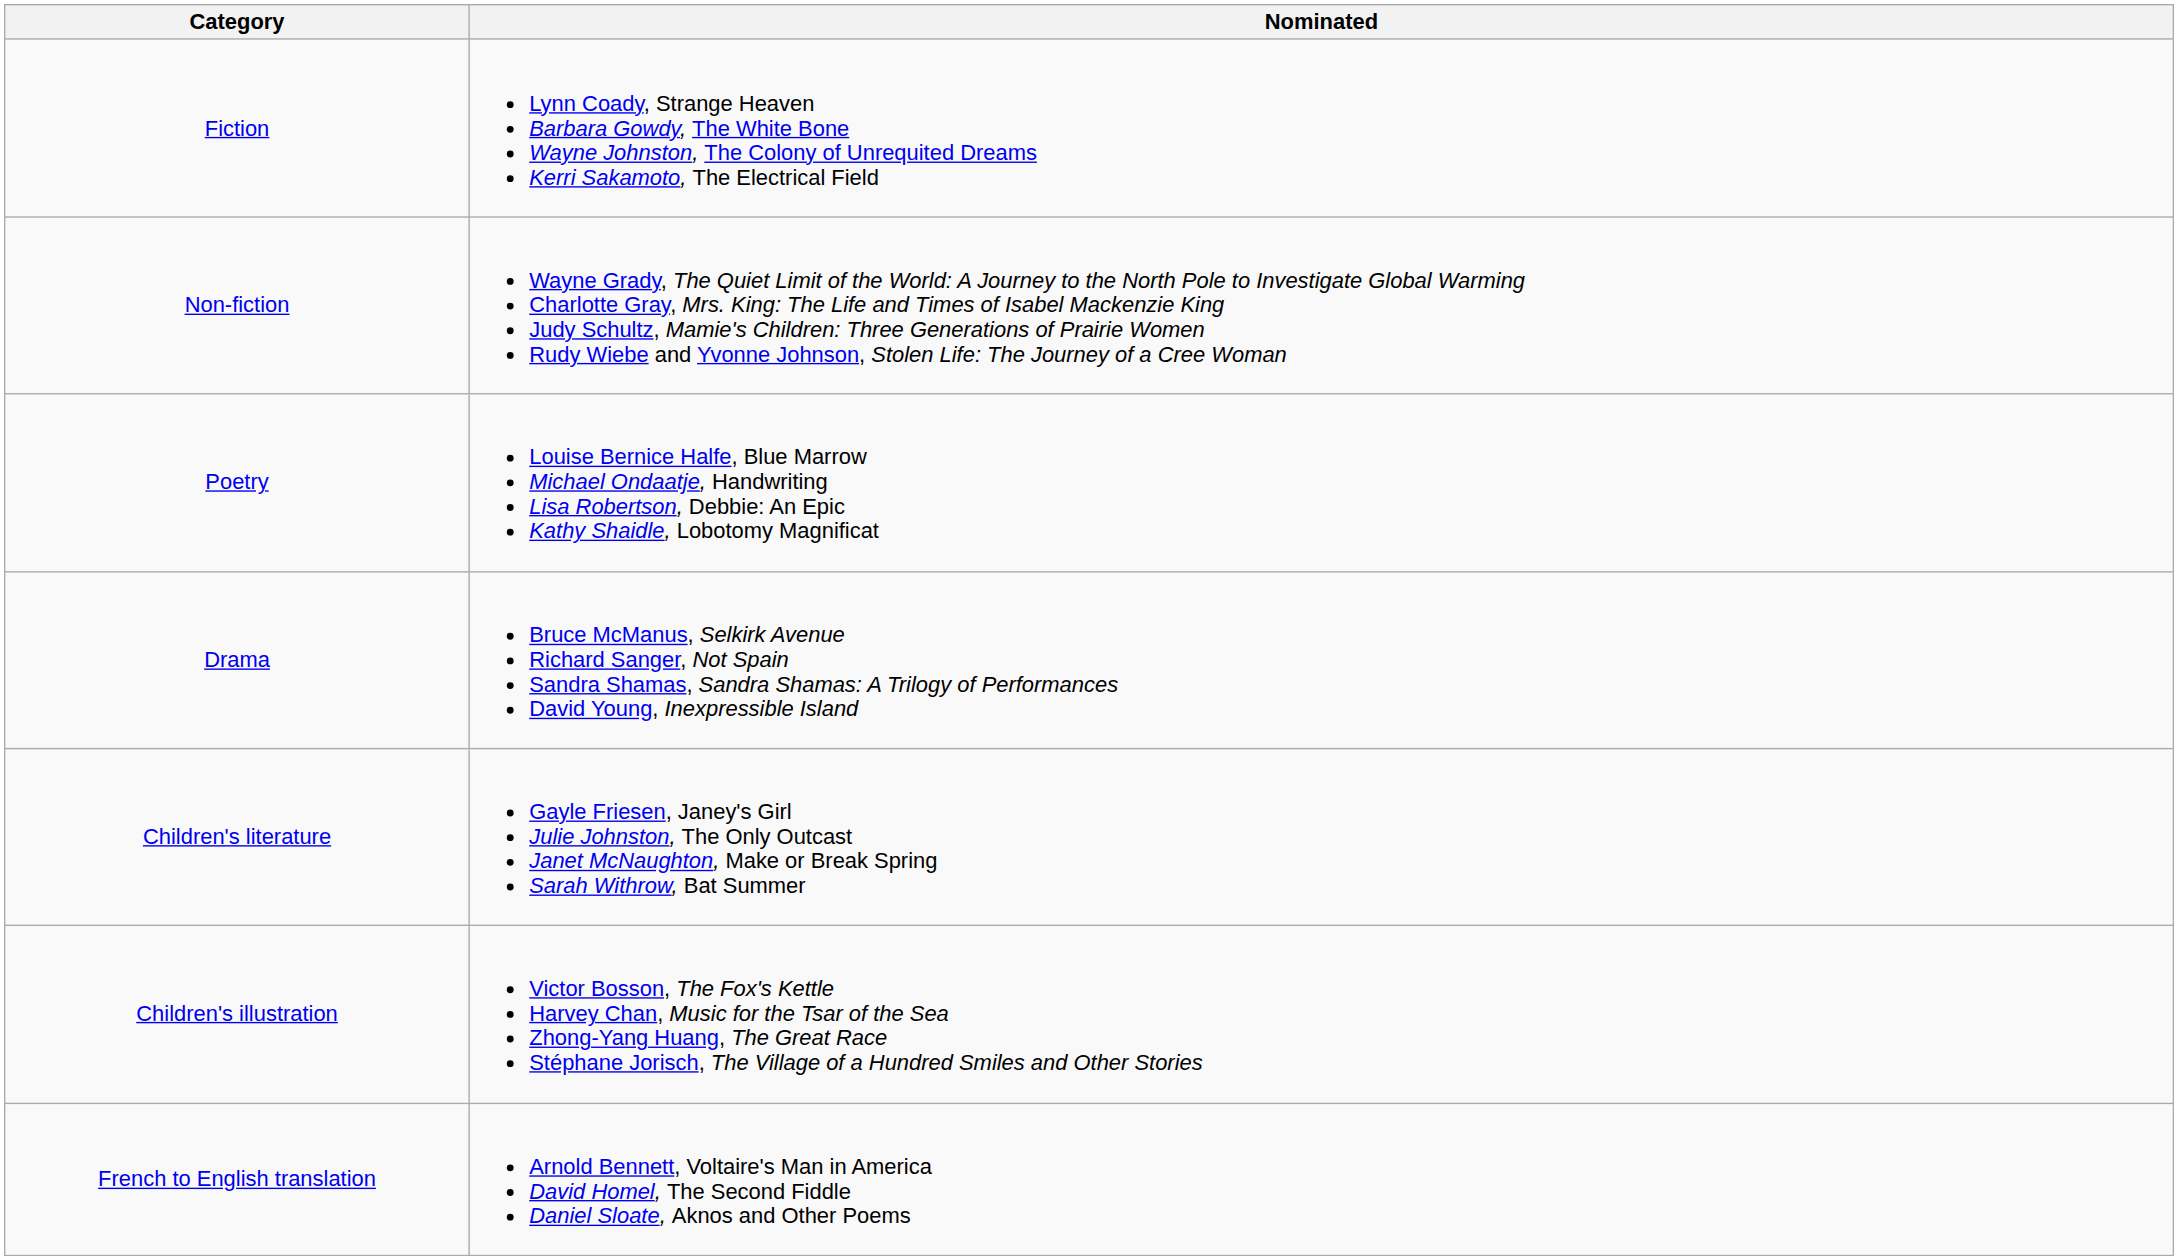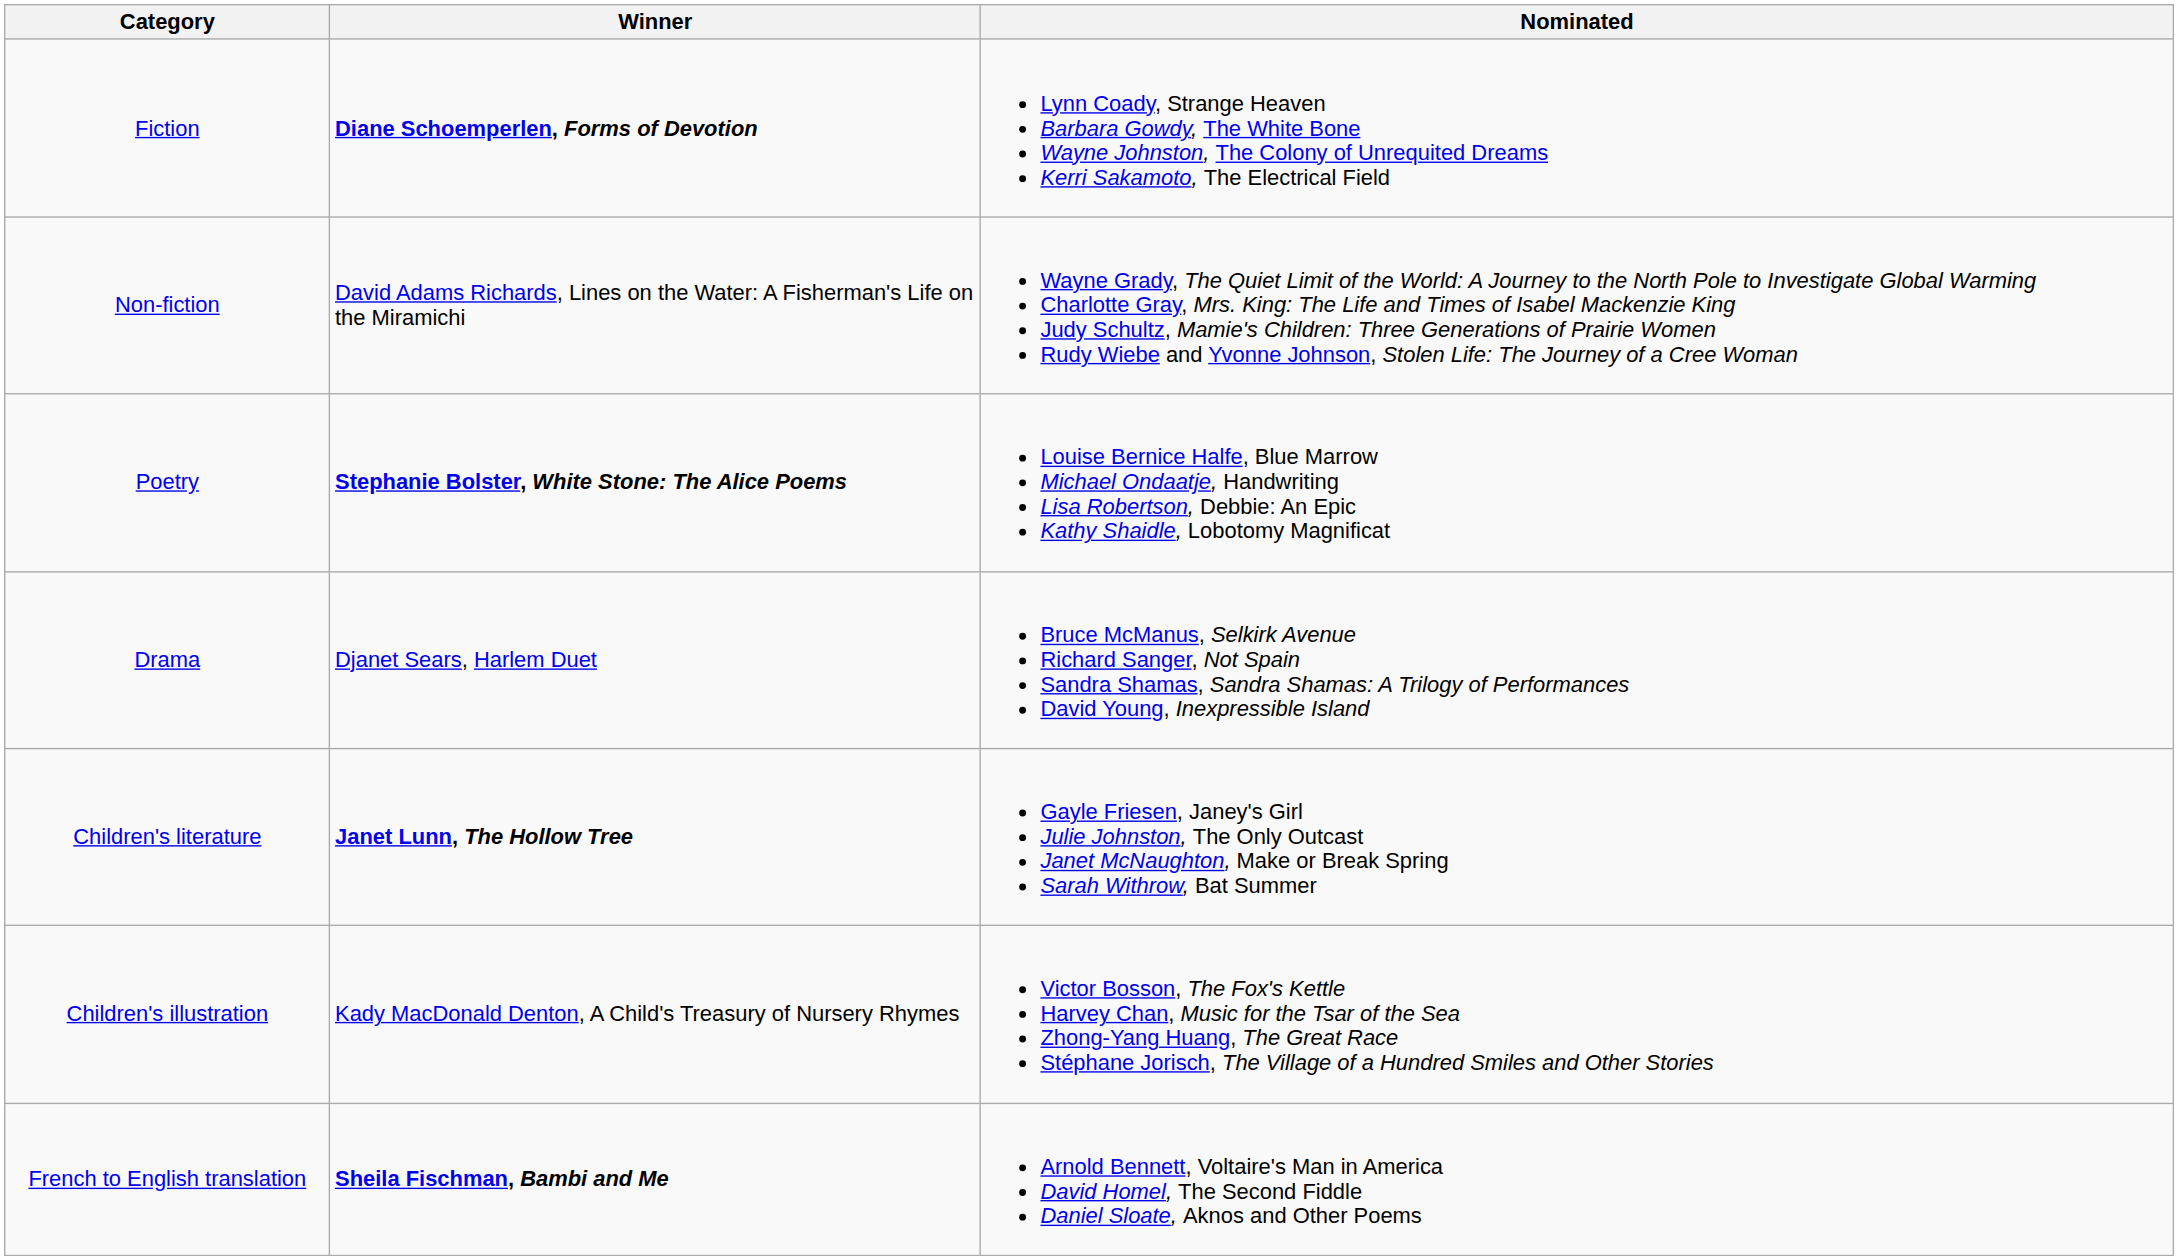+ column: (655, 21)
